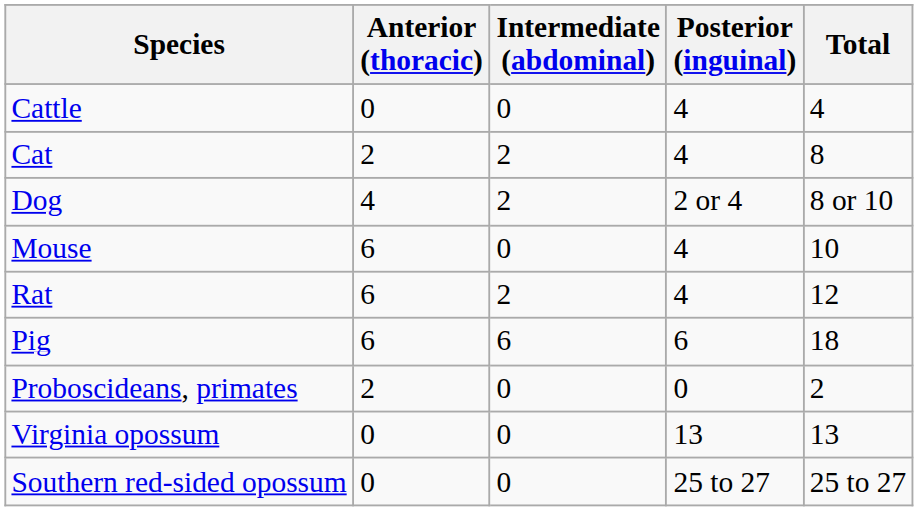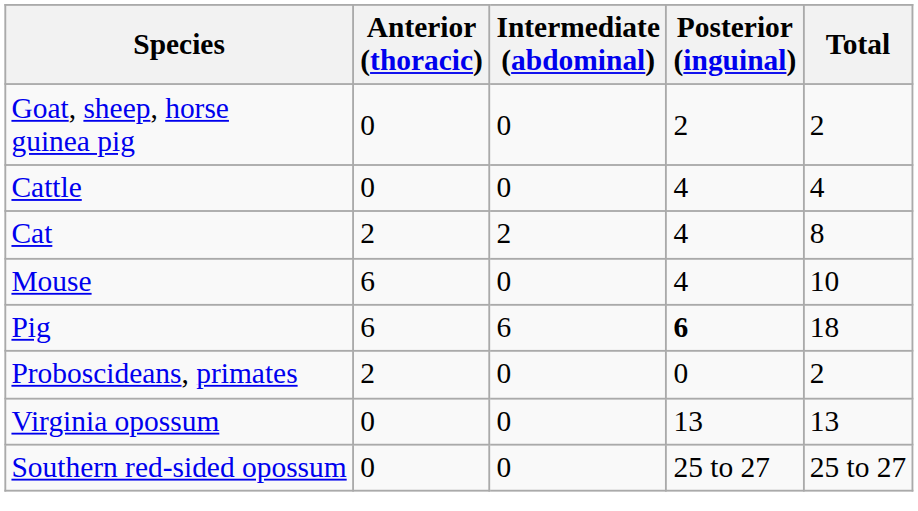+ row: (120, 124)
- row: (37, 201)
- row: (32, 294)
(681, 341) normal -> (681, 327) bold
